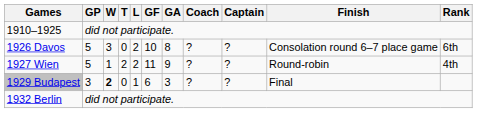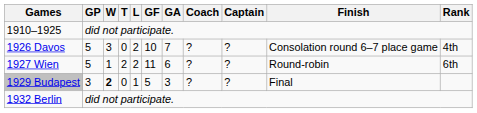(168, 47) 8 -> (168, 47) 7
(450, 47) 6th -> (450, 47) 4th
(168, 64) 9 -> (168, 64) 6
(450, 64) 4th -> (450, 64) 6th
(147, 82) 6 -> (147, 82) 5
